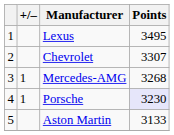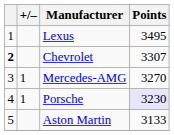(11, 57) normal -> (11, 57) bold
(154, 78) 3268 -> (154, 78) 3270
